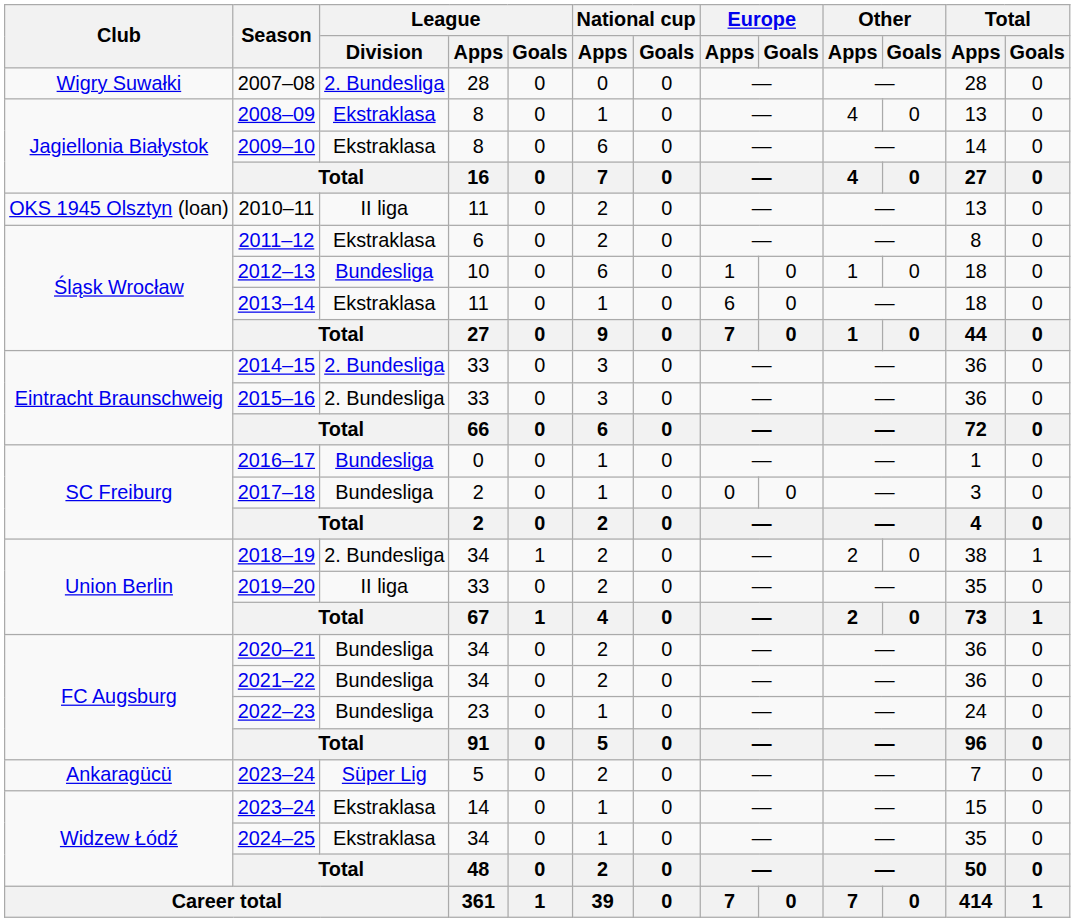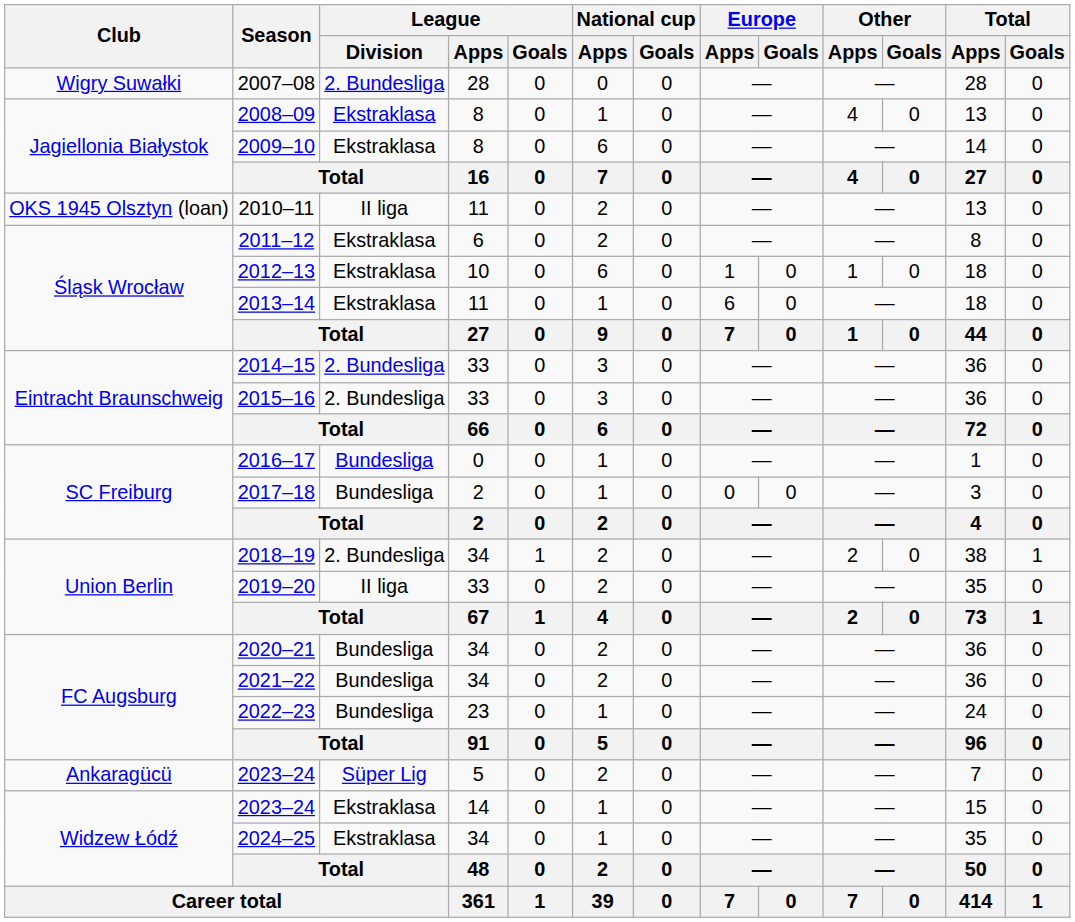(384, 271) Bundesliga -> (384, 271) Ekstraklasa
